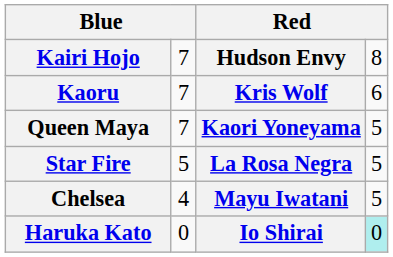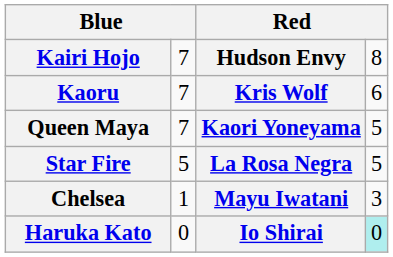(184, 198) 4 -> (184, 198) 1
(377, 198) 5 -> (377, 198) 3
